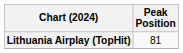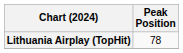(156, 40) 81 -> (156, 40) 78
